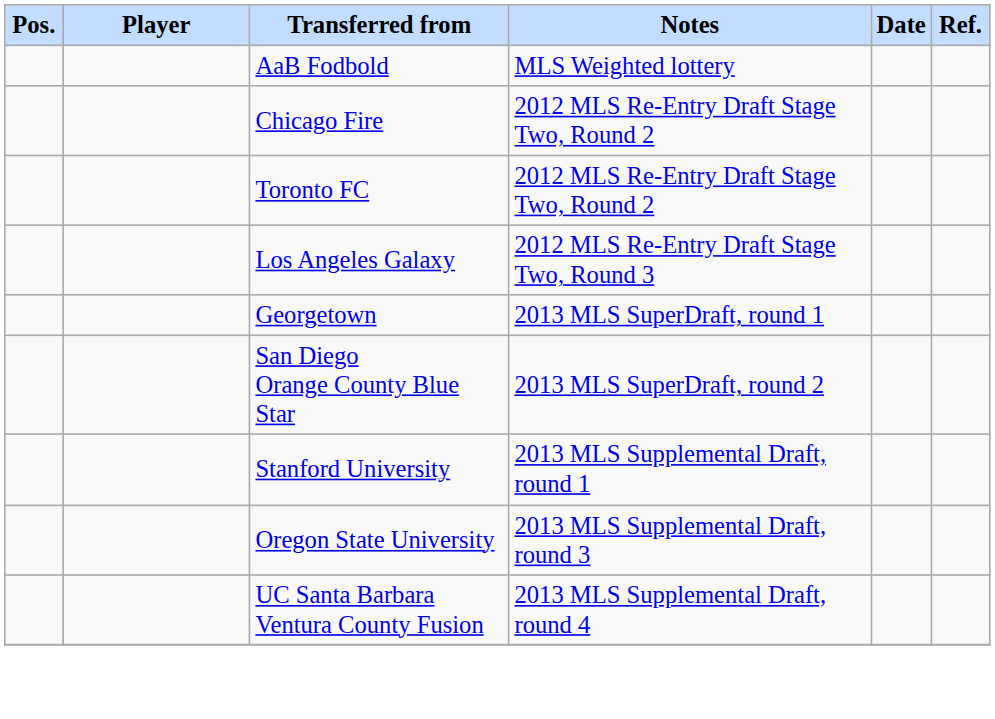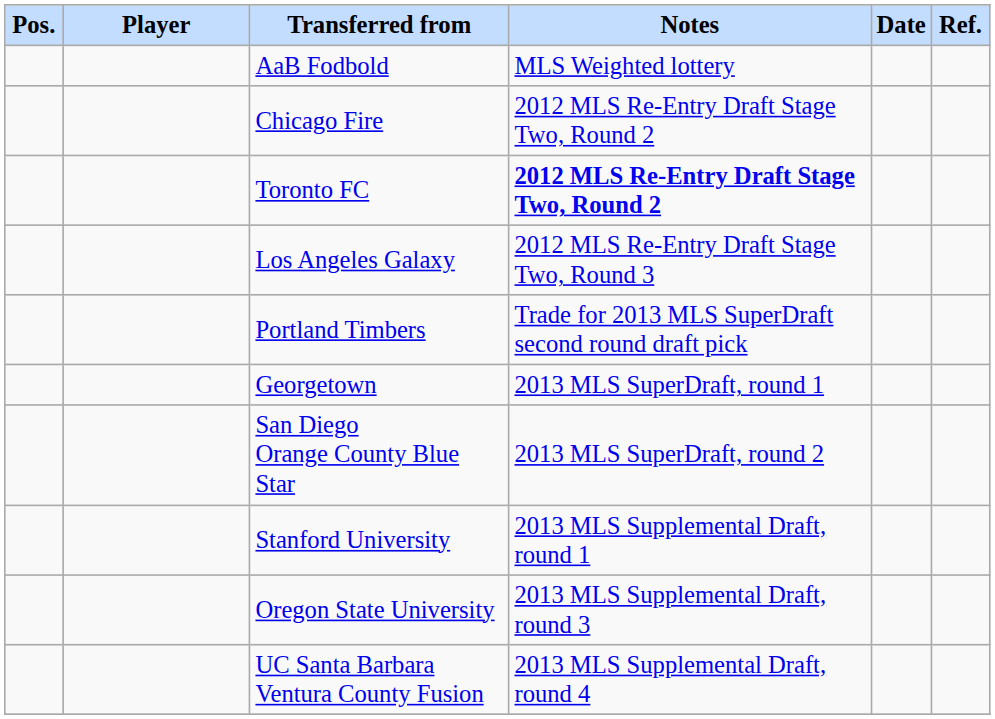(675, 190) normal -> (685, 190) bold
+ row: (341, 330)
